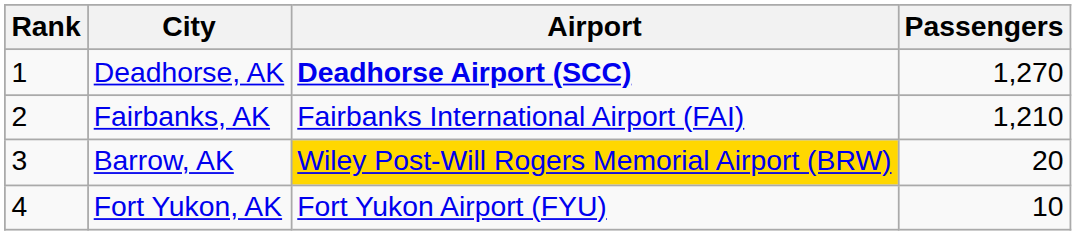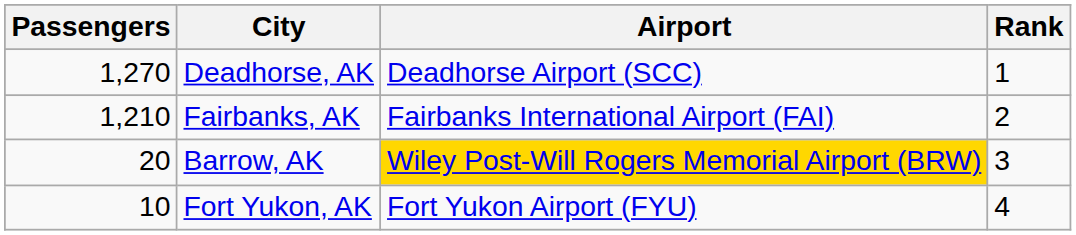columns swapped: (46, 26) <-> (984, 26)
(464, 71) bold -> (544, 71) normal
